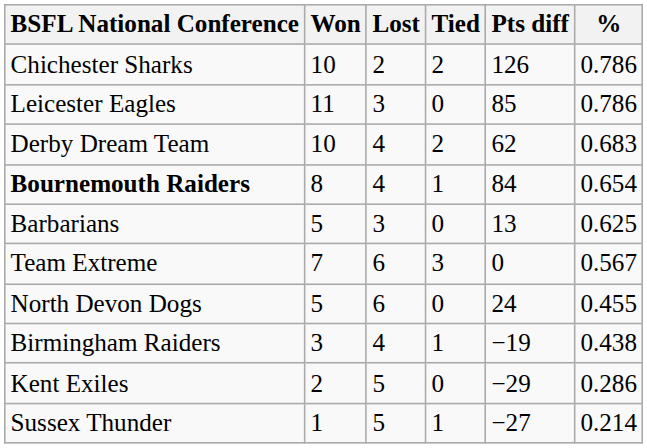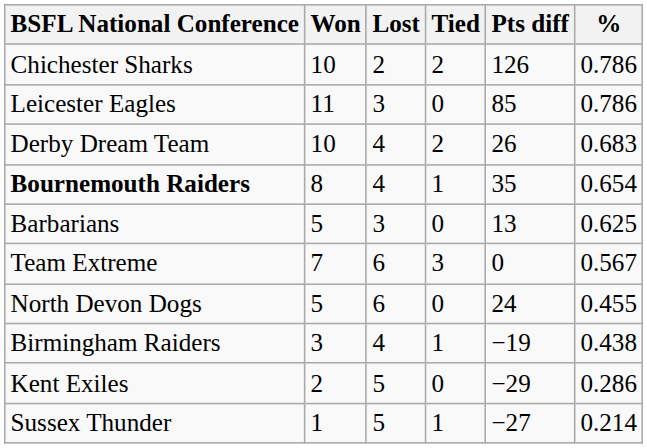(504, 143) 62 -> (504, 143) 26
(504, 183) 84 -> (504, 183) 35
